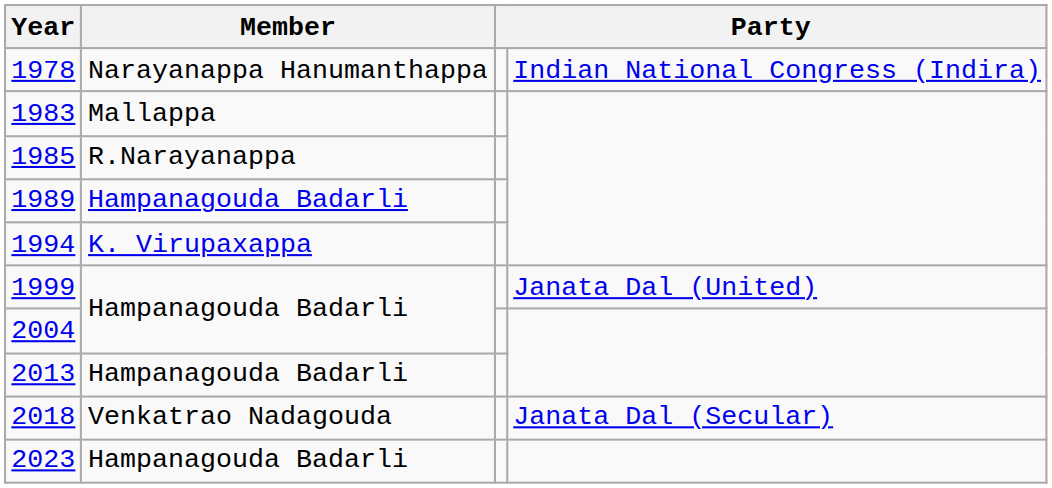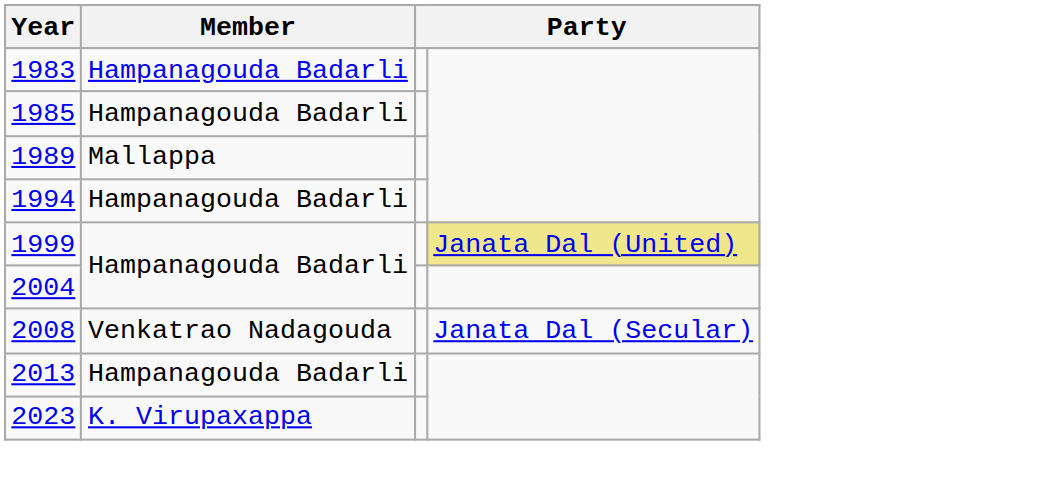- row: (43, 70)
(152, 114) Mallappa -> (248, 70) Hampanagouda Badarli
(192, 157) R.Narayanappa -> (248, 114) Hampanagouda Badarli
(248, 200) Hampanagouda Badarli -> (152, 157) Mallappa
(200, 244) K. Virupaxappa -> (248, 200) Hampanagouda Badarli
(665, 287) no background -> (585, 244) khaki background
+ row: (43, 331)
- row: (43, 418)
(248, 461) Hampanagouda Badarli -> (200, 418) K. Virupaxappa
